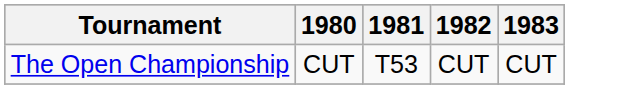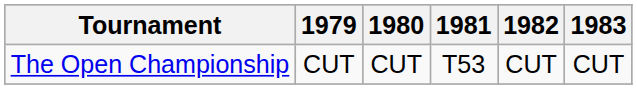+ column: (329, 25)
